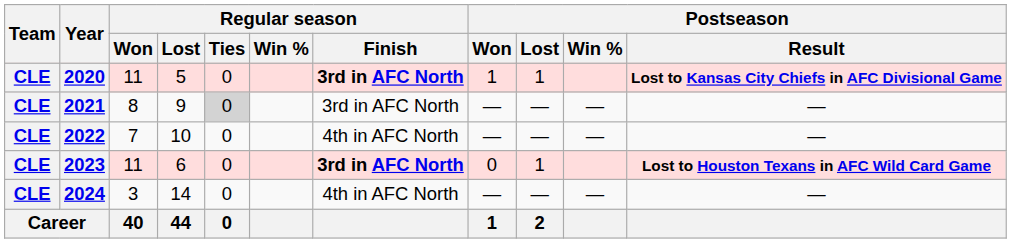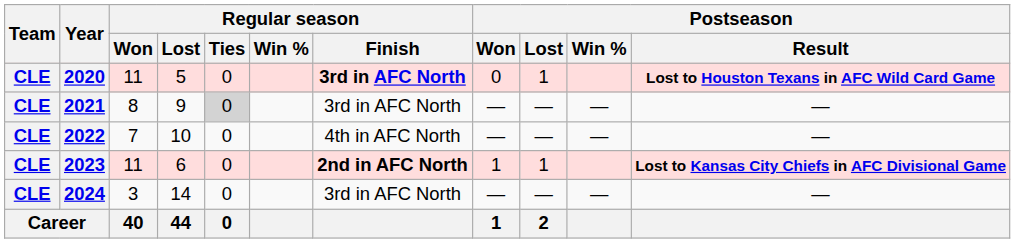(492, 77) 1 -> (496, 77) 0
(816, 78) Lost to Kansas City Chiefs in AFC Divisional Game -> (821, 78) Lost to Houston Texans in AFC Wild Card Game
(390, 164) 3rd in AFC North -> (393, 164) 2nd in AFC North
(492, 164) 0 -> (496, 164) 1
(816, 166) Lost to Houston Texans in AFC Wild Card Game -> (821, 166) Lost to Kansas City Chiefs in AFC Divisional Game
(390, 194) 4th in AFC North -> (393, 194) 3rd in AFC North
